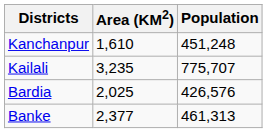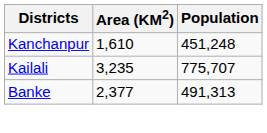- row: (30, 92)
(208, 115) 461,313 -> (208, 92) 491,313
